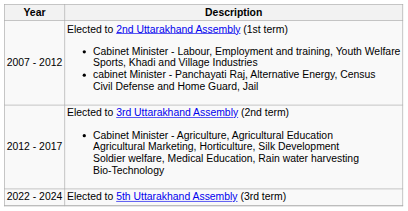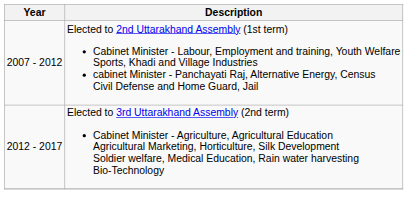- row: (177, 197)
